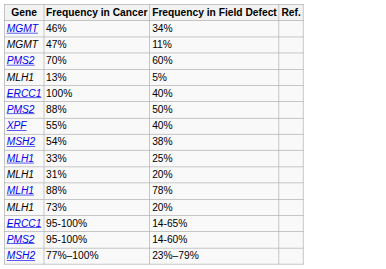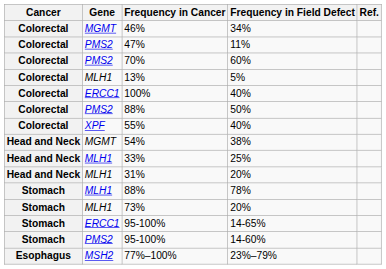+ column: (43, 12)
(22, 45) MGMT -> (99, 45) PMS2
(21, 142) MSH2 -> (100, 142) MGMT
